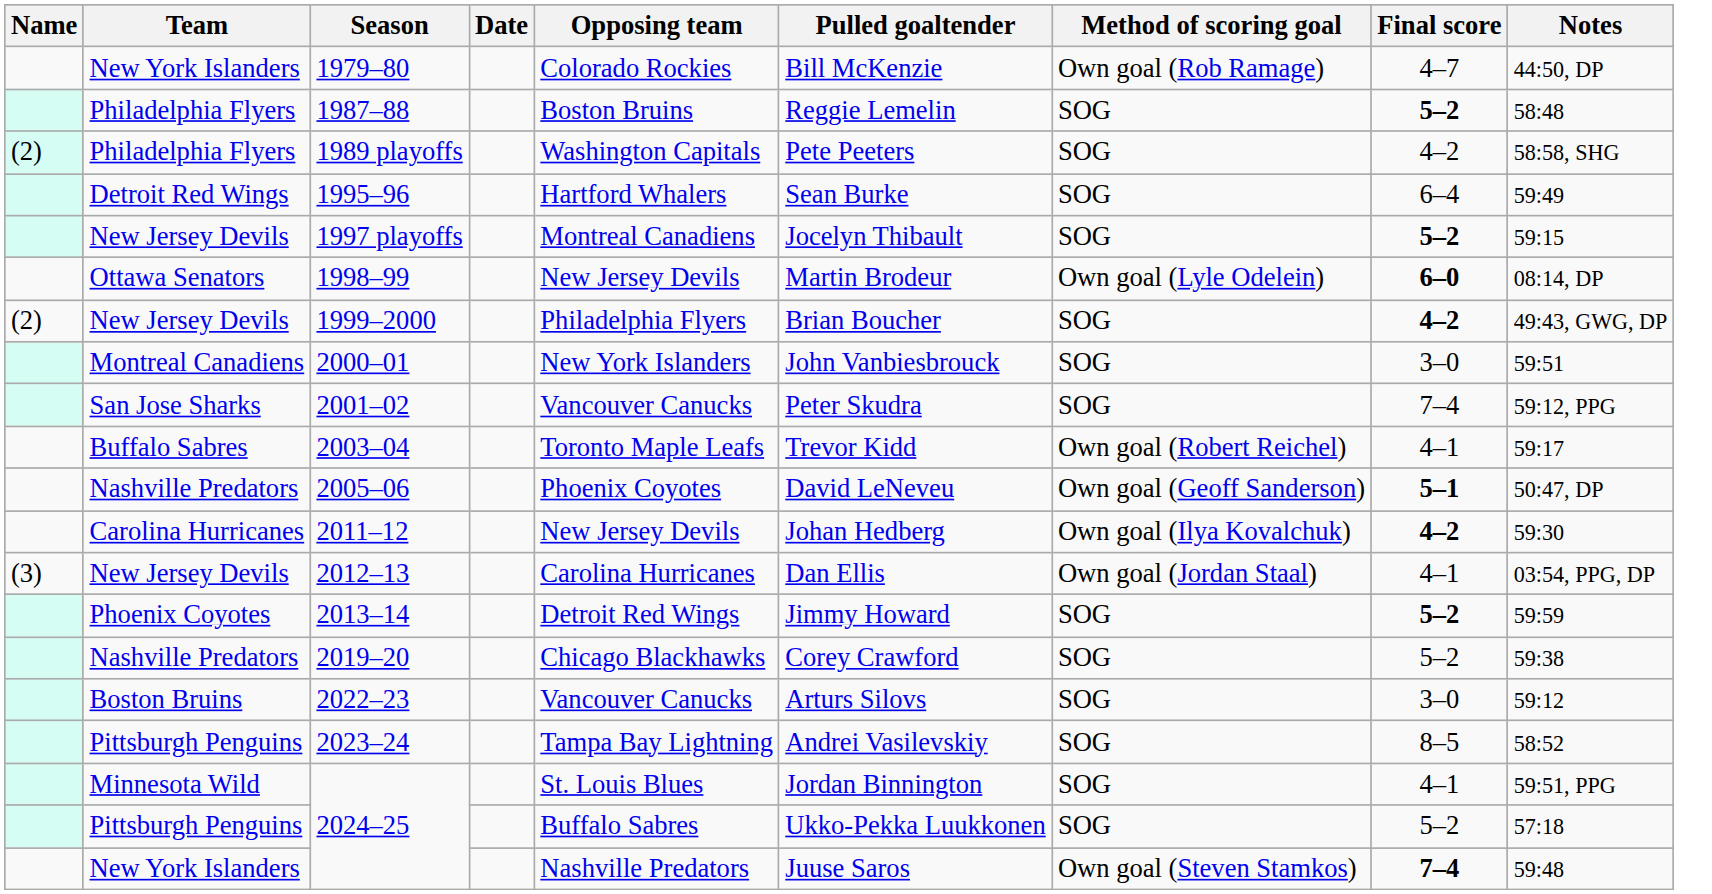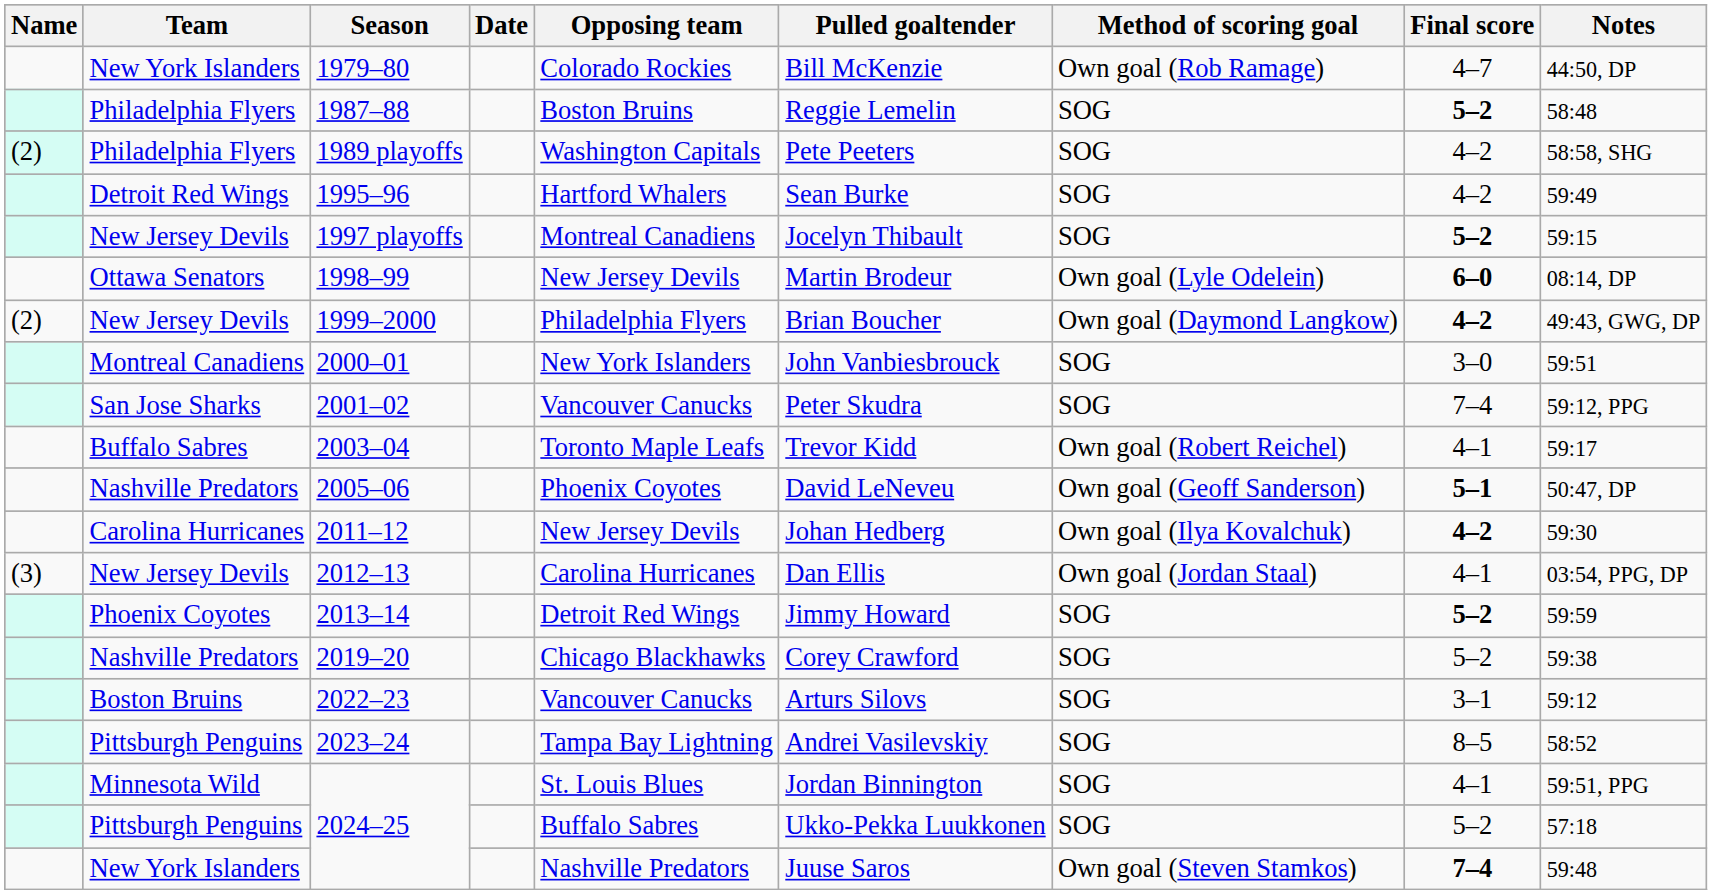(1439, 194) 6–4 -> (1472, 194) 4–2
(1084, 320) SOG -> (1228, 320) Own goal (Daymond Langkow)
(1439, 699) 3–0 -> (1472, 699) 3–1
